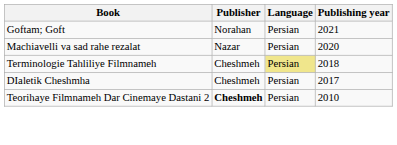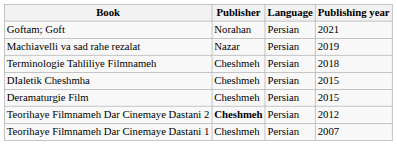(328, 47) 2020 -> (328, 47) 2019
(283, 64) khaki background -> (283, 64) no background
(328, 81) 2017 -> (328, 81) 2015
+ row: (48, 98)
(328, 98) 2010 -> (328, 115) 2012
+ row: (108, 132)
